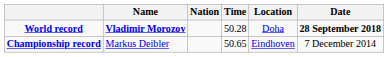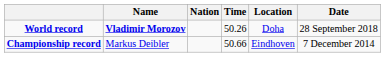(235, 28) 50.28 -> (235, 28) 50.26
(340, 28) bold -> (339, 28) normal
(235, 44) 50.65 -> (235, 44) 50.66
